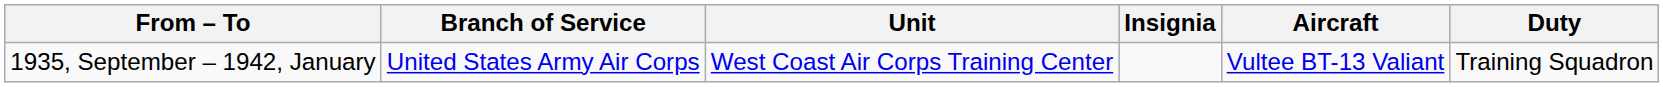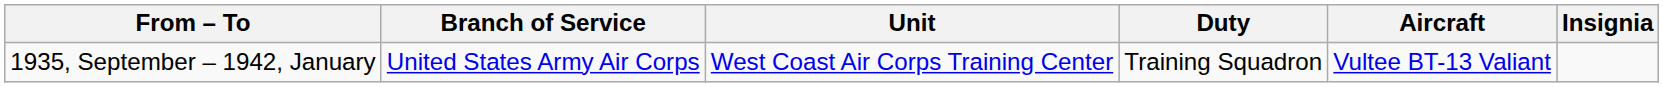columns swapped: (1554, 23) <-> (1170, 23)
